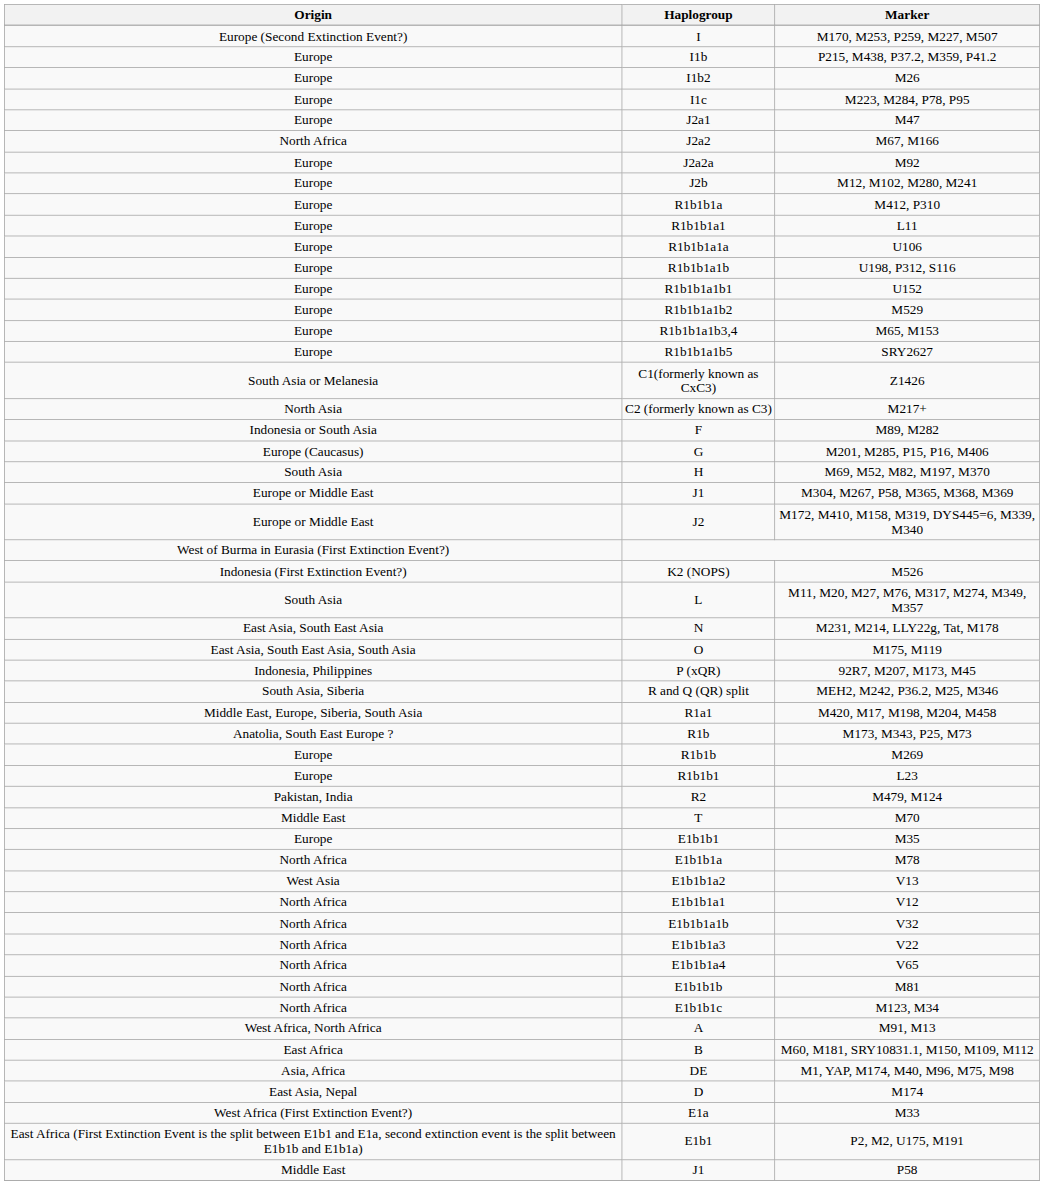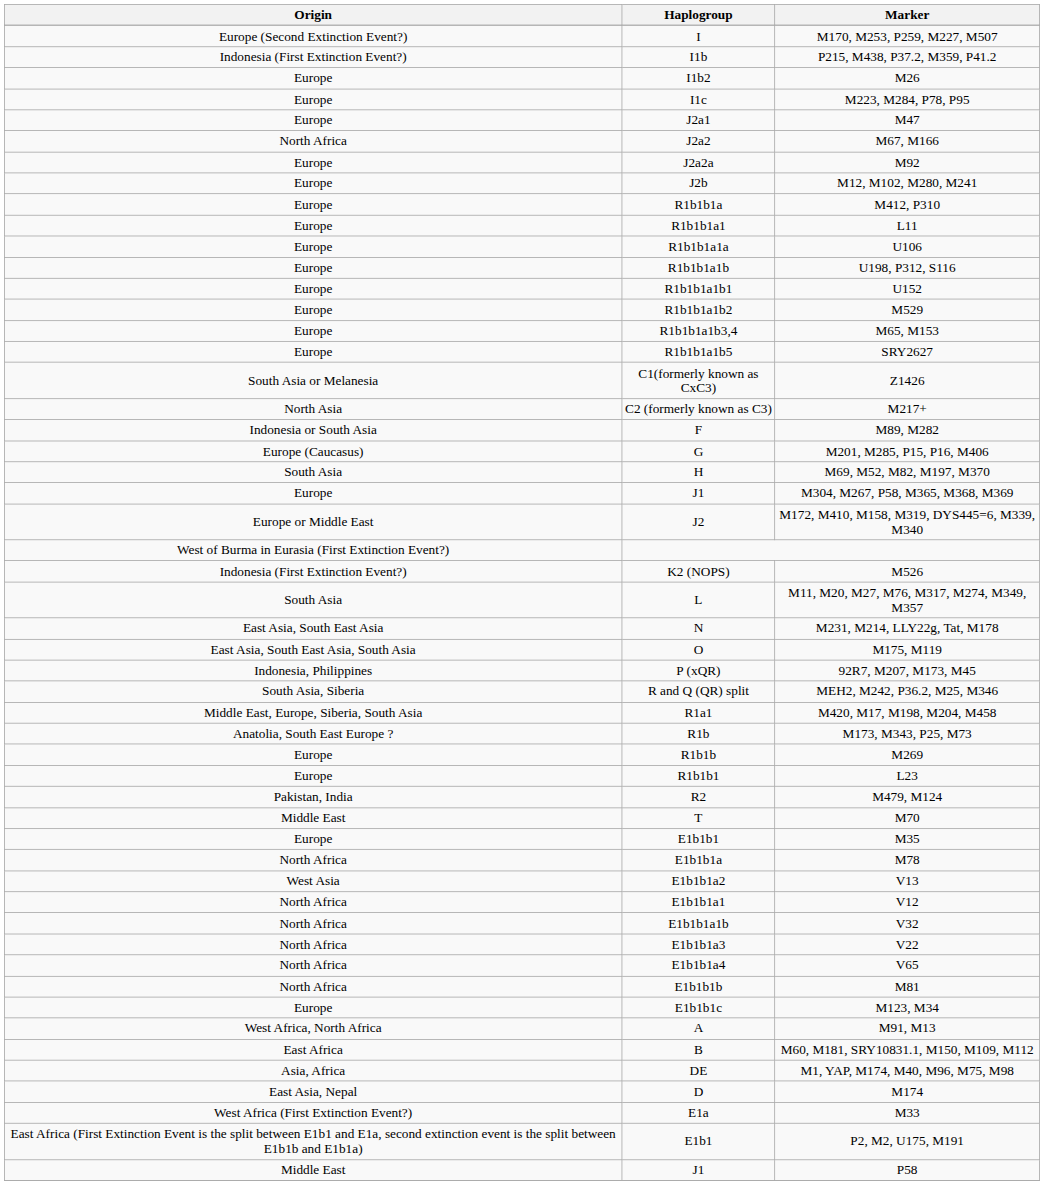(313, 57) Europe -> (313, 57) Indonesia (First Extinction Event?)
(313, 493) Europe or Middle East -> (313, 493) Europe
(313, 1007) North Africa -> (313, 1007) Europe
